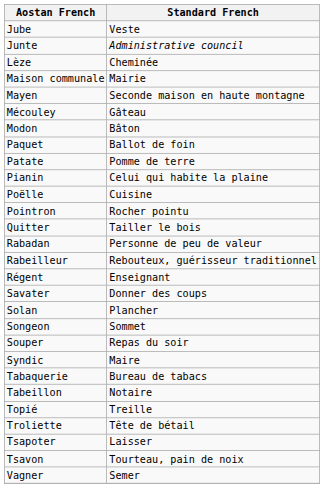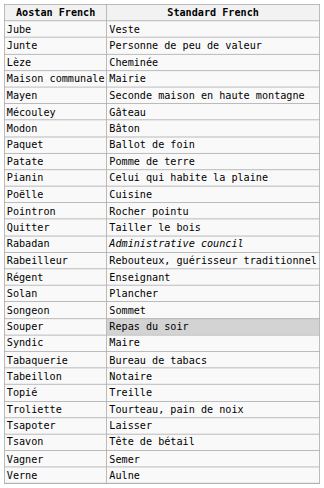(176, 46) Administrative council -> (186, 46) Personne de peu de valeur
(186, 244) Personne de peu de valeur -> (176, 244) Administrative council
- row: (28, 294)
(149, 343) no background -> (149, 327) lightgrey background
(152, 426) Tête de bétail -> (176, 409) Tourteau, pain de noix
(176, 459) Tourteau, pain de noix -> (152, 442) Tête de bétail
+ row: (22, 475)
